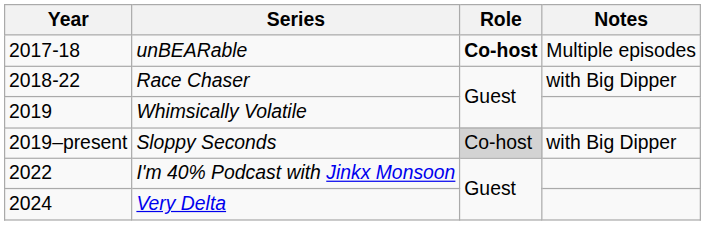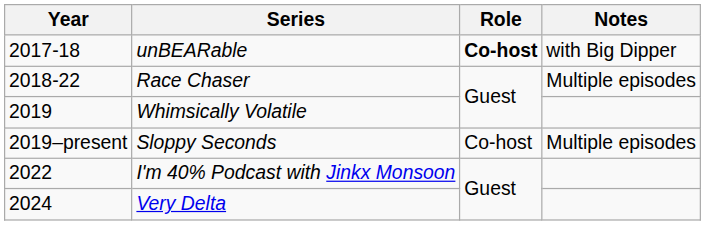(621, 50) Multiple episodes -> (611, 50) with Big Dipper
(611, 81) with Big Dipper -> (621, 81) Multiple episodes
(498, 142) lightgrey background -> (498, 142) no background
(611, 142) with Big Dipper -> (621, 142) Multiple episodes
